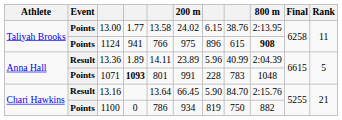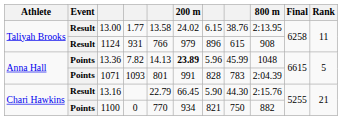(83, 28) Points -> (83, 28) Result
(83, 44) Points -> (83, 44) Result
(135, 44) 941 -> (135, 44) 931
(188, 44) 975 -> (188, 44) 979
(267, 44) bold -> (267, 44) normal
(83, 60) Result -> (83, 60) Points
(135, 60) 1.89 -> (135, 60) 7.82
(160, 60) 14.11 -> (160, 60) 14.13
(188, 60) normal -> (188, 60) bold
(237, 60) 40.99 -> (237, 60) 45.99
(267, 60) 2:04.39 -> (267, 60) 1048
(135, 76) bold -> (135, 76) normal
(214, 76) 228 -> (214, 76) 828
(267, 76) 1048 -> (267, 76) 2:04.39
(160, 92) 13.64 -> (160, 92) 22.79
(237, 92) 84.70 -> (237, 92) 44.30
(160, 108) 786 -> (160, 108) 770
(214, 108) 819 -> (214, 108) 821
